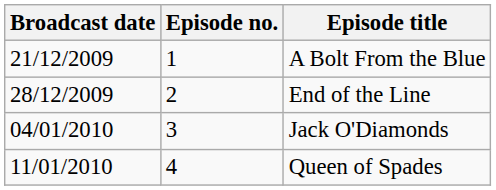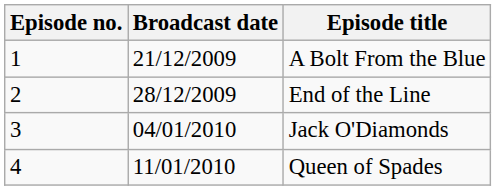columns swapped: (222, 22) <-> (83, 22)
